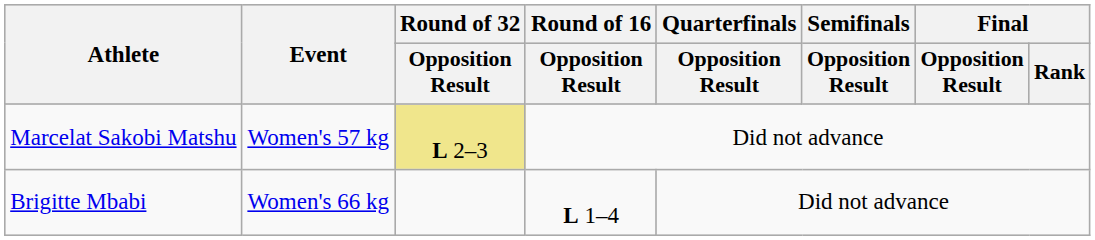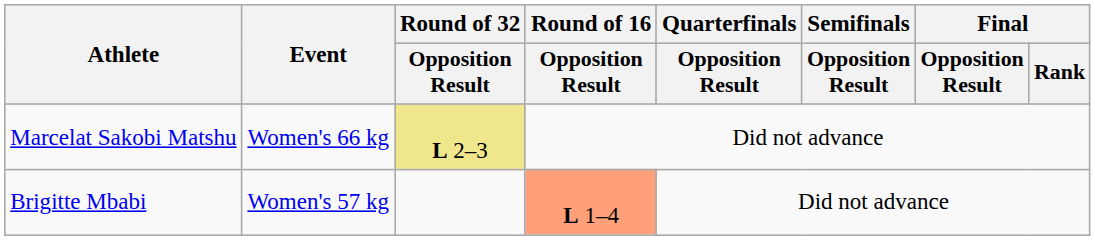(318, 137) Women's 57 kg -> (318, 137) Women's 66 kg
(318, 202) Women's 66 kg -> (318, 202) Women's 57 kg
(591, 215) no background -> (591, 215) lightsalmon background
